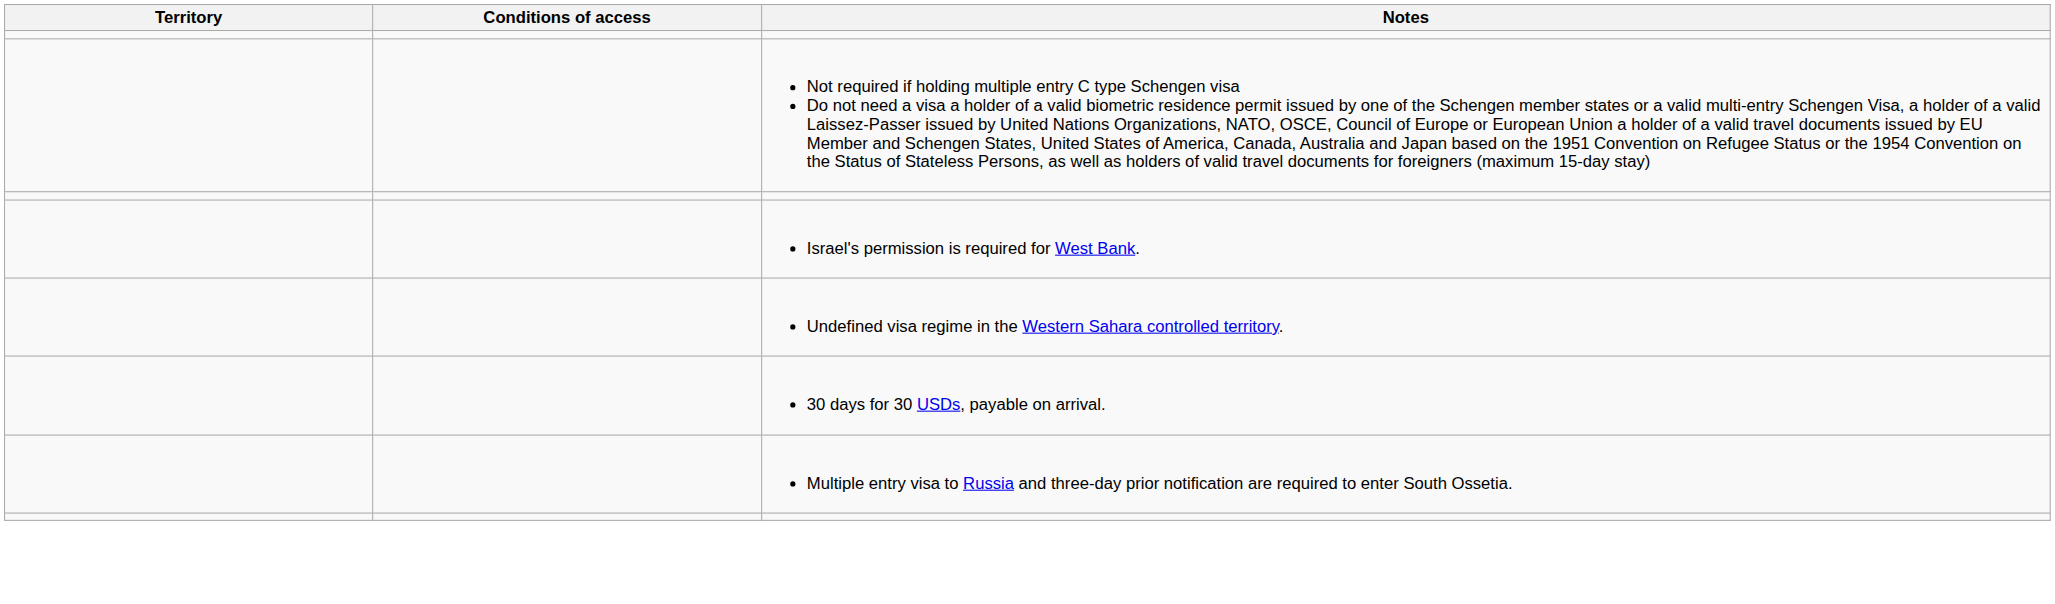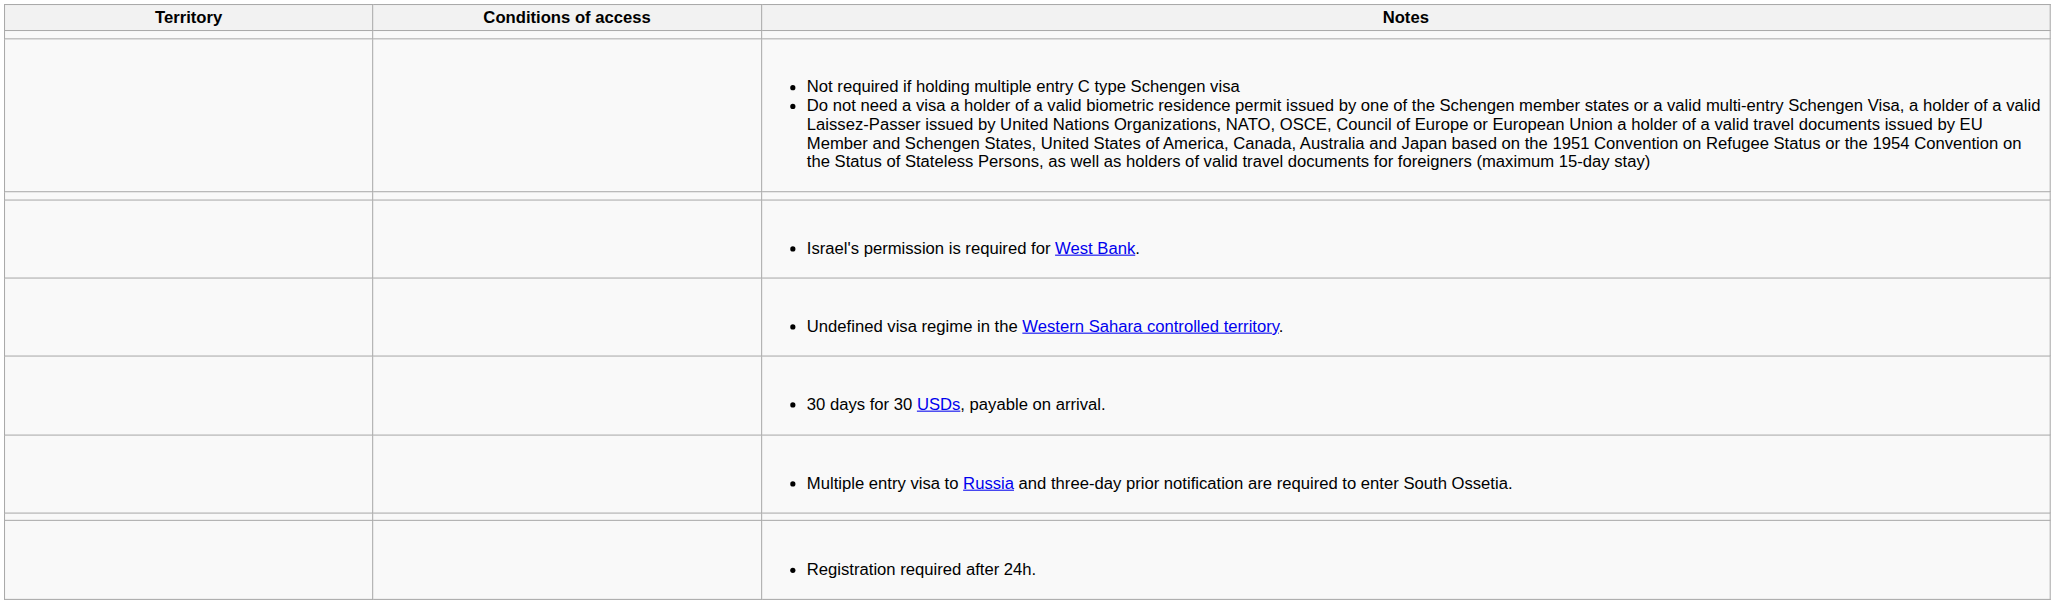+ row: (189, 560)
